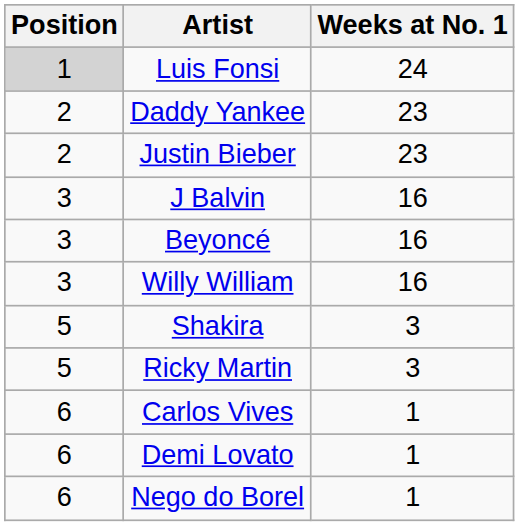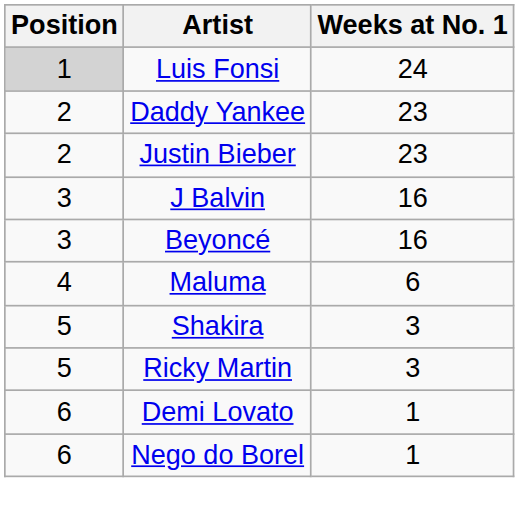- row: (218, 283)
+ row: (218, 283)
- row: (218, 411)
